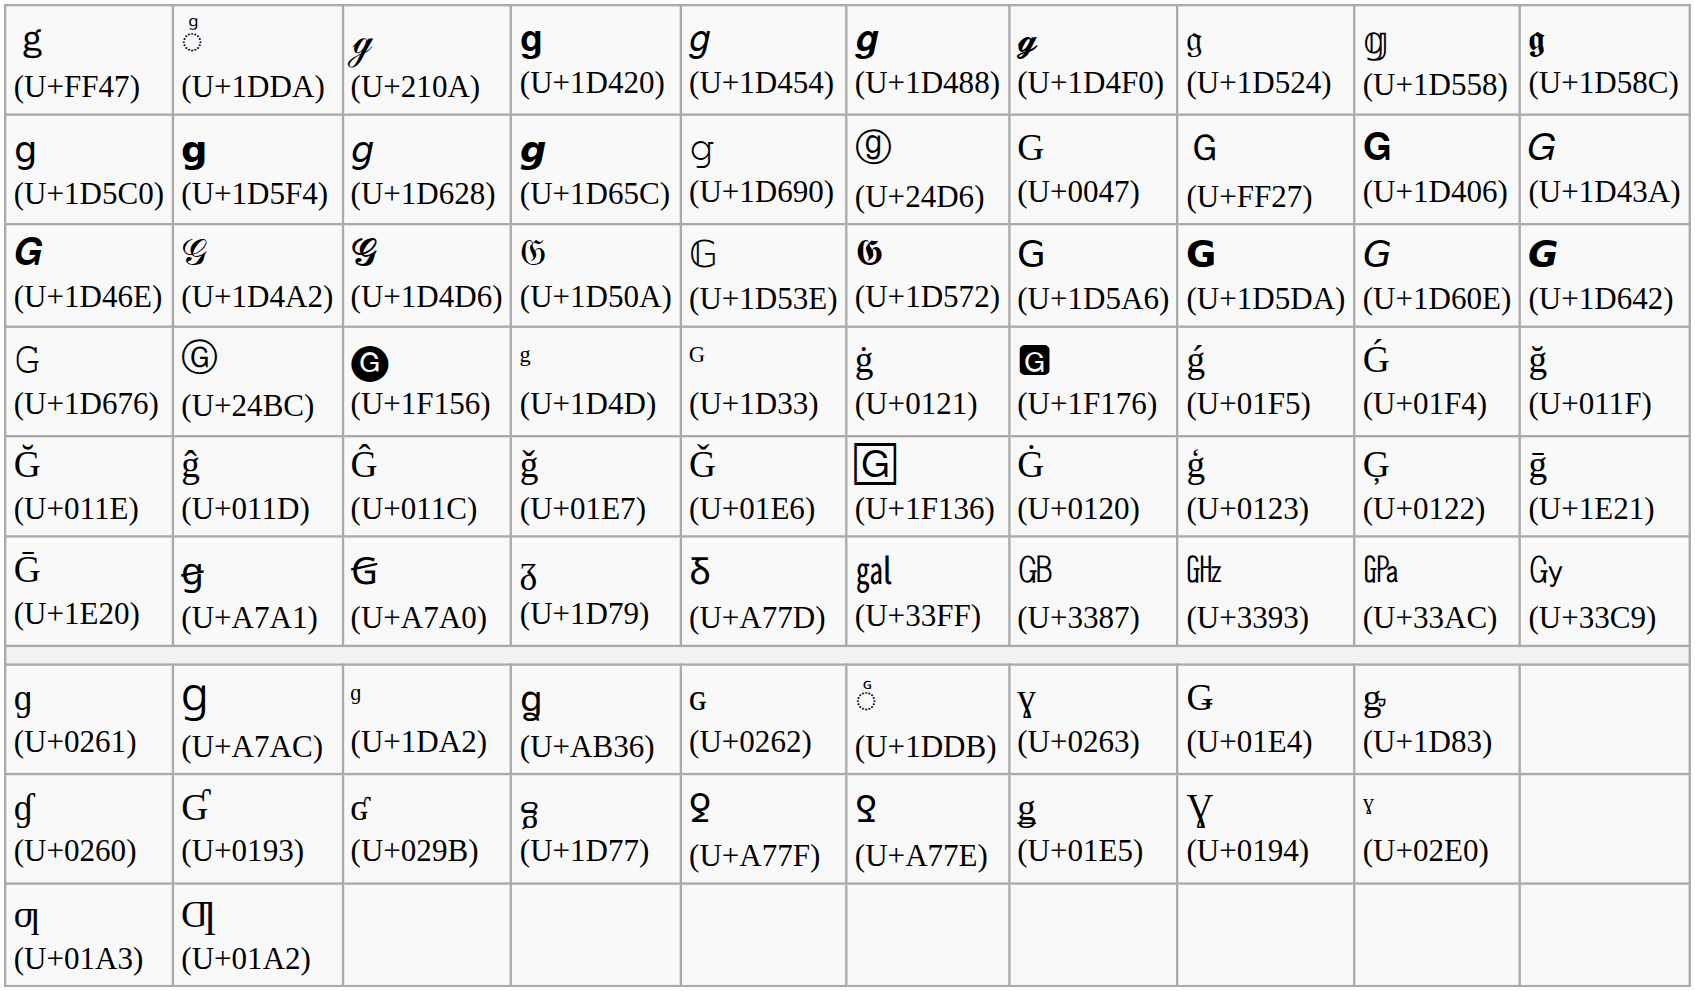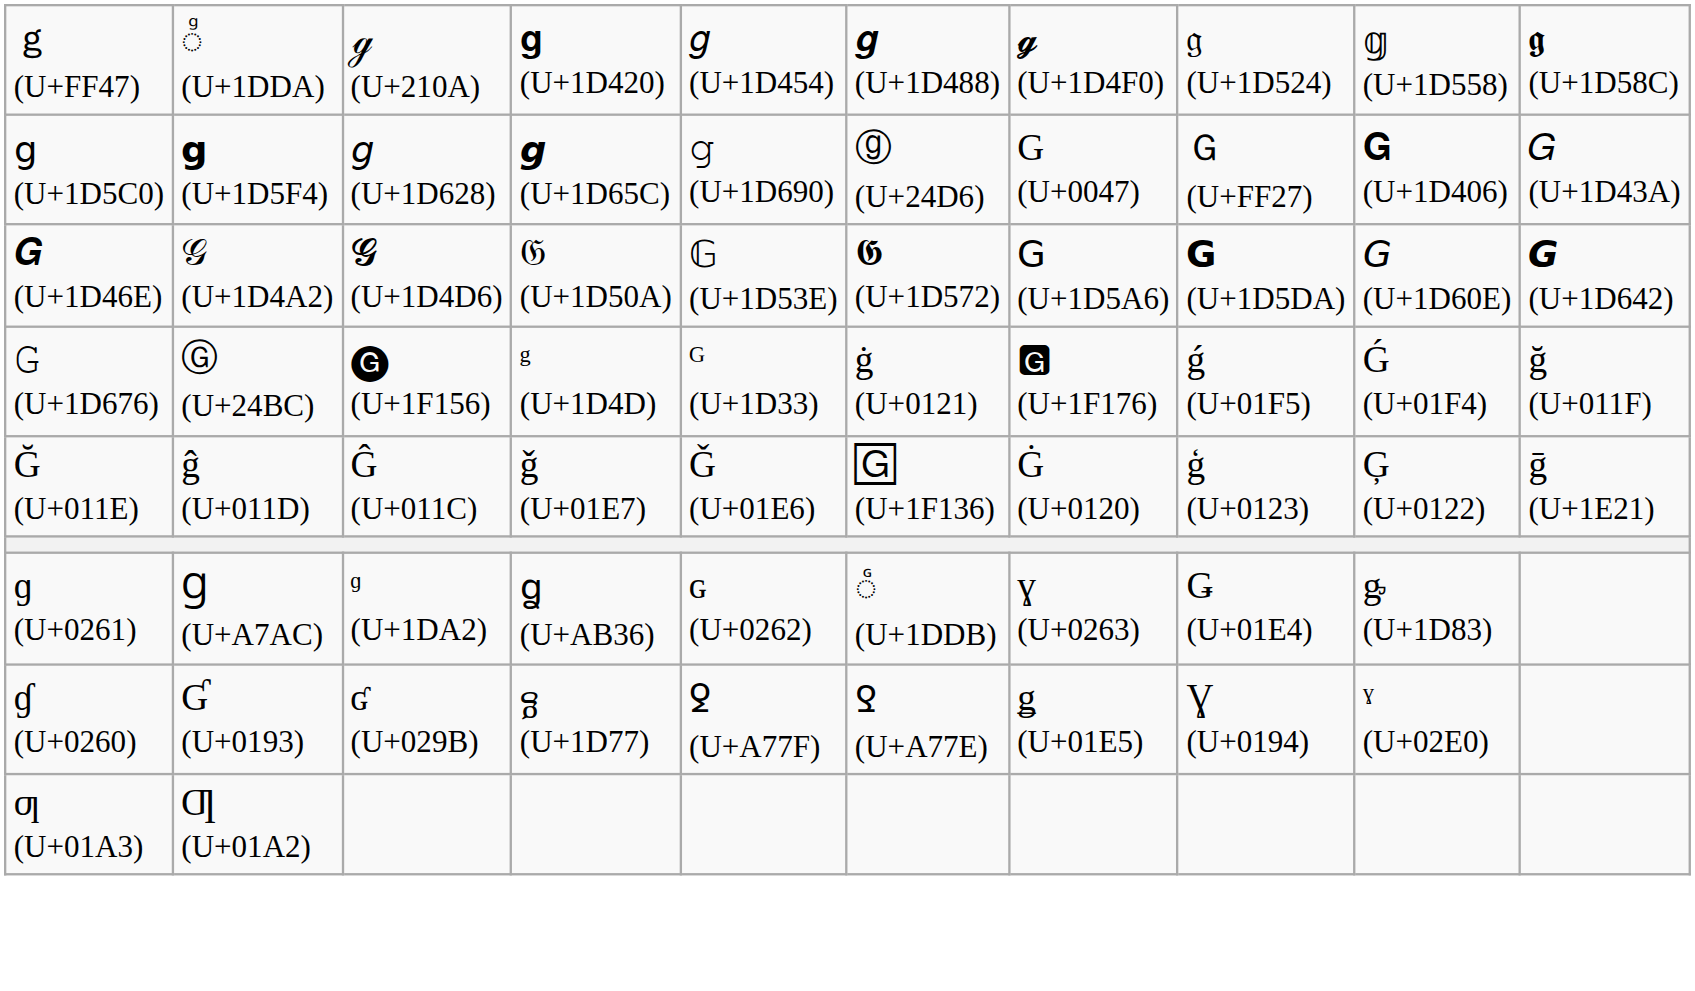- row: (77, 590)
